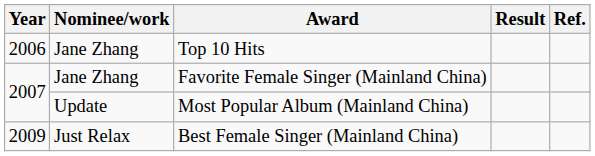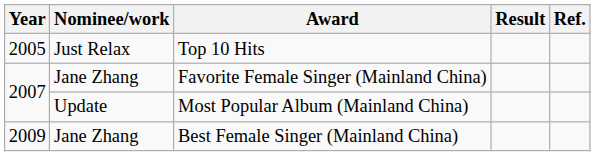(27, 48) 2006 -> (27, 48) 2005
(96, 48) Jane Zhang -> (92, 48) Just Relax
(92, 135) Just Relax -> (96, 135) Jane Zhang
